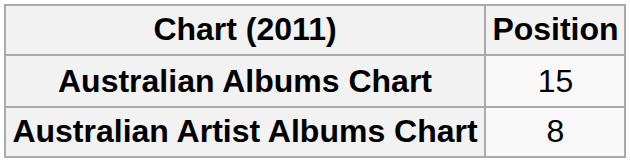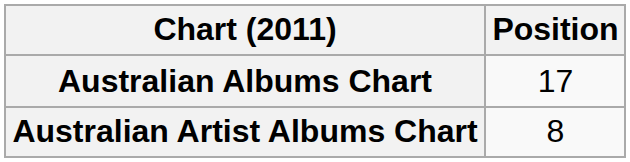(555, 80) 15 -> (555, 80) 17
